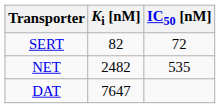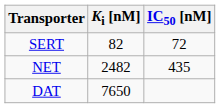(179, 67) 535 -> (179, 67) 435
(116, 90) 7647 -> (116, 90) 7650
